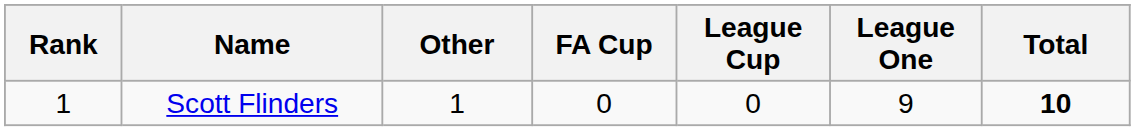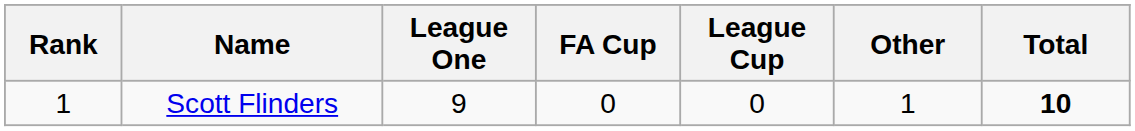columns swapped: (906, 43) <-> (457, 43)
